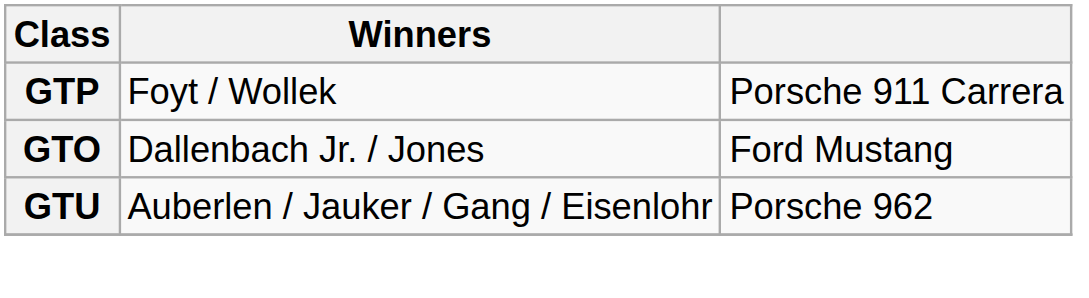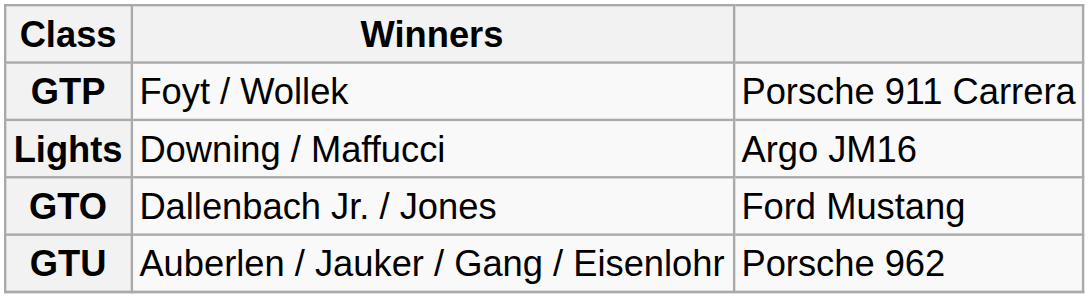+ row: (68, 149)
